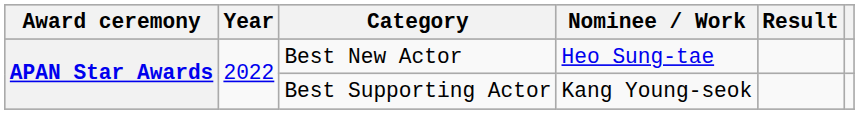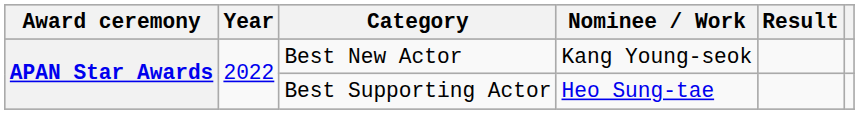(638, 57) Heo Sung-tae -> (657, 57) Kang Young-seok
(657, 91) Kang Young-seok -> (638, 91) Heo Sung-tae
